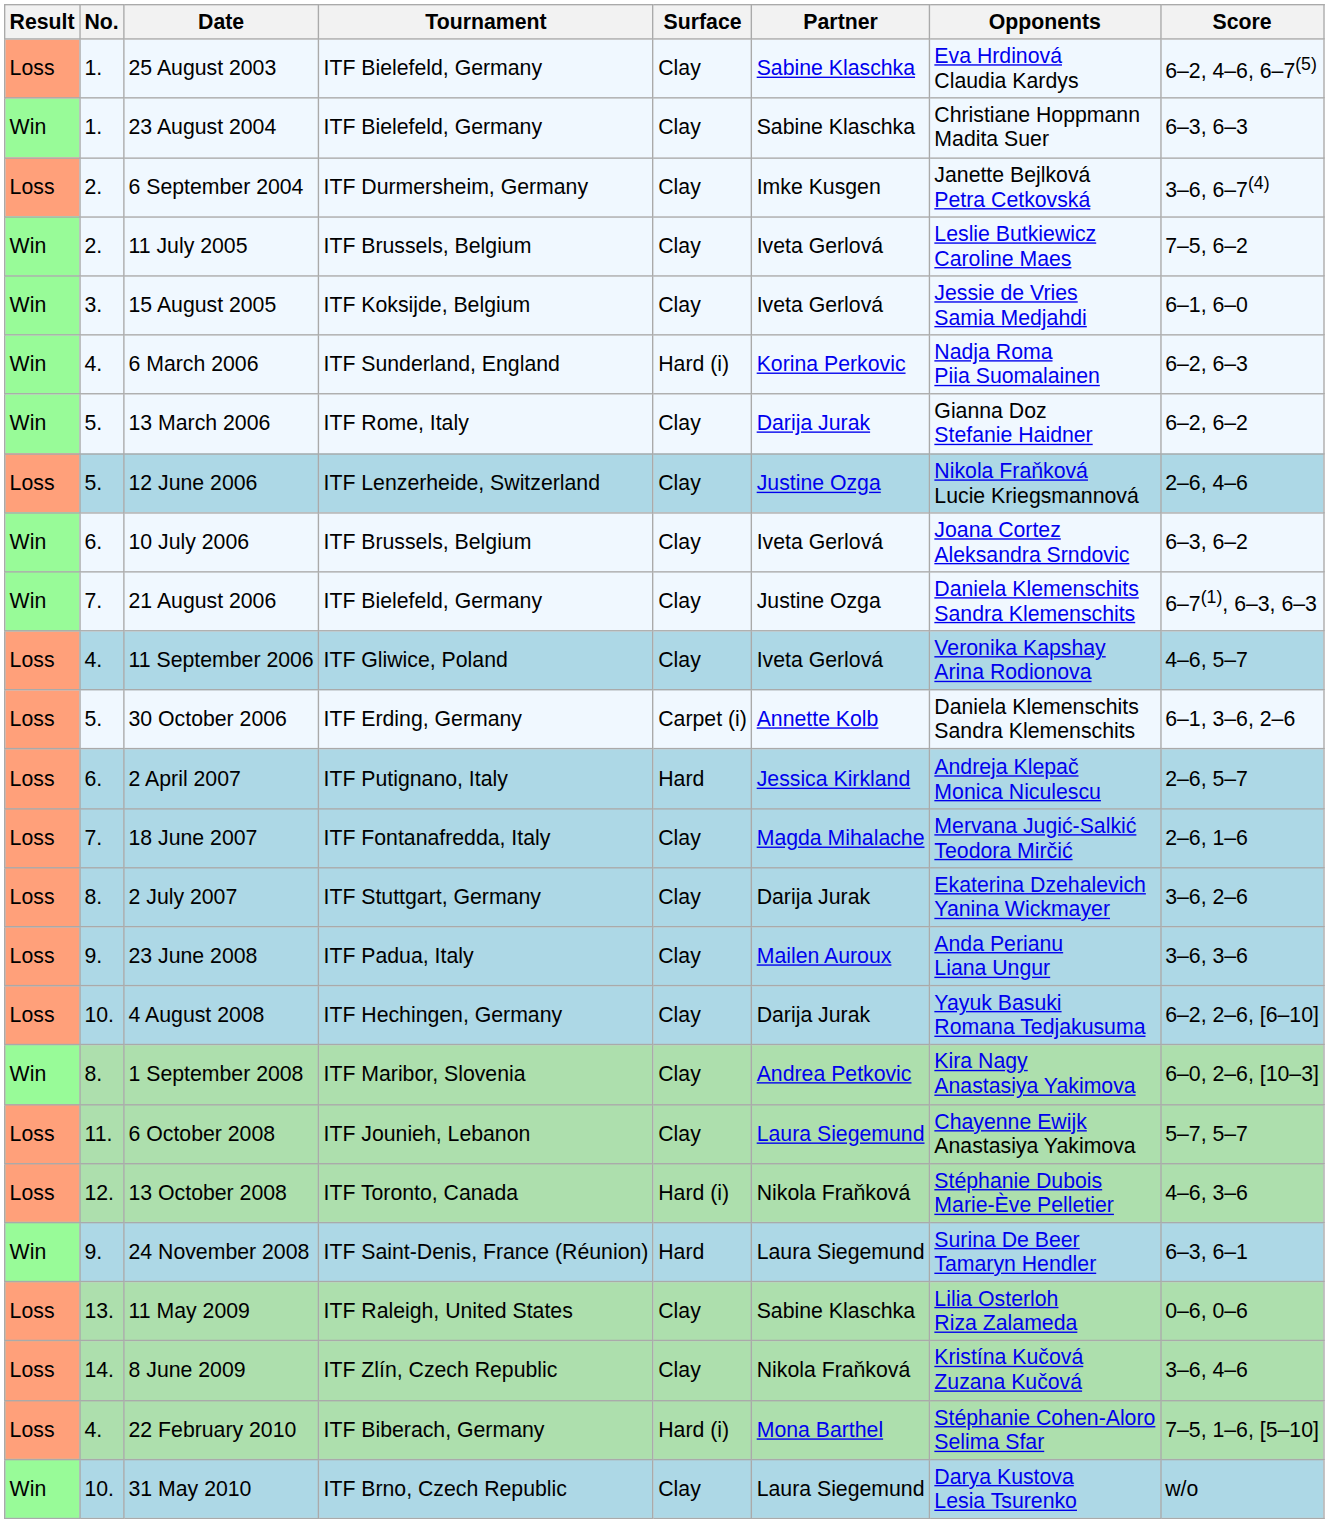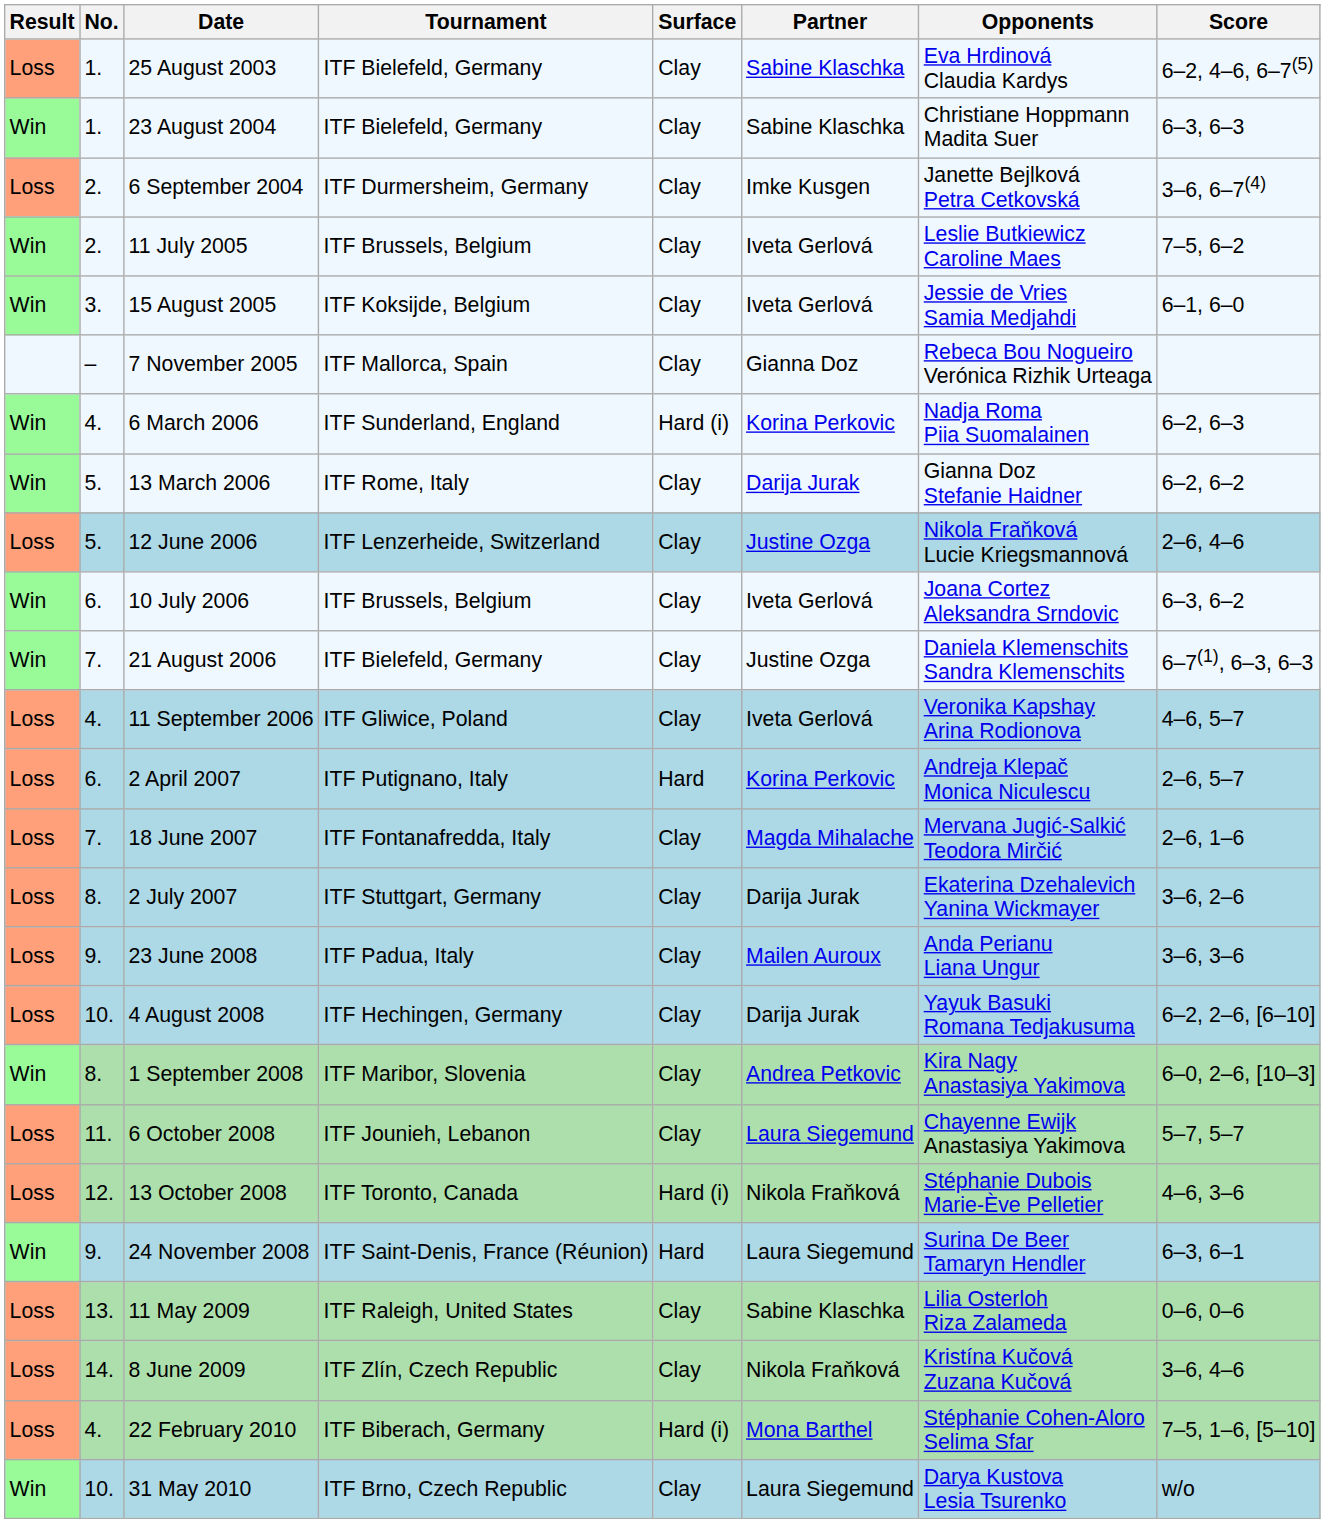+ row: (213, 363)
- row: (208, 718)
(833, 778) Jessica Kirkland -> (820, 778) Korina Perkovic
